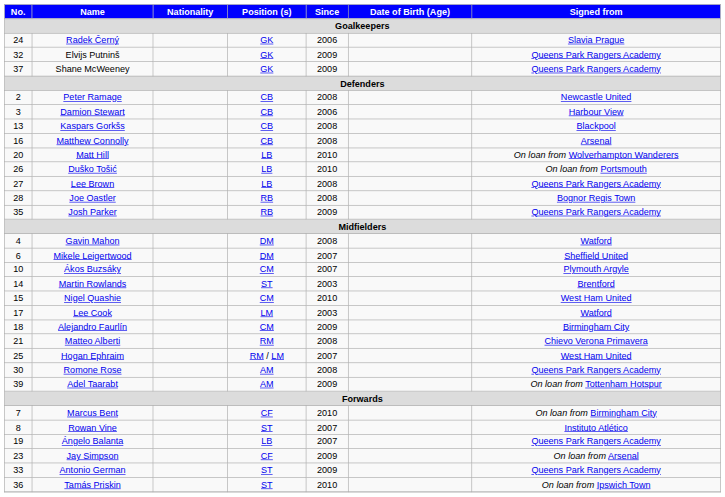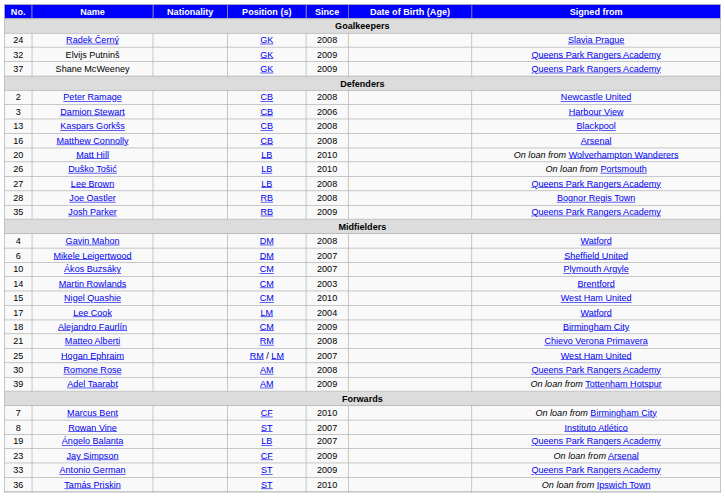(327, 41) 2006 -> (327, 41) 2008
(267, 284) ST -> (267, 284) CM
(327, 313) 2003 -> (327, 313) 2004
